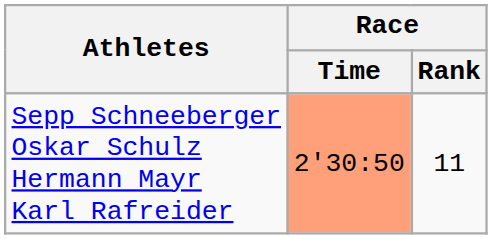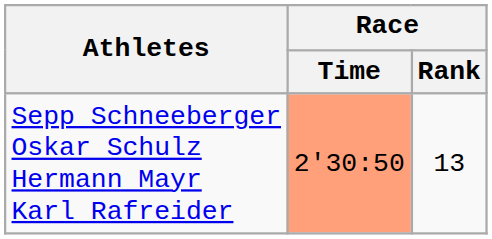(449, 163) 11 -> (449, 163) 13
